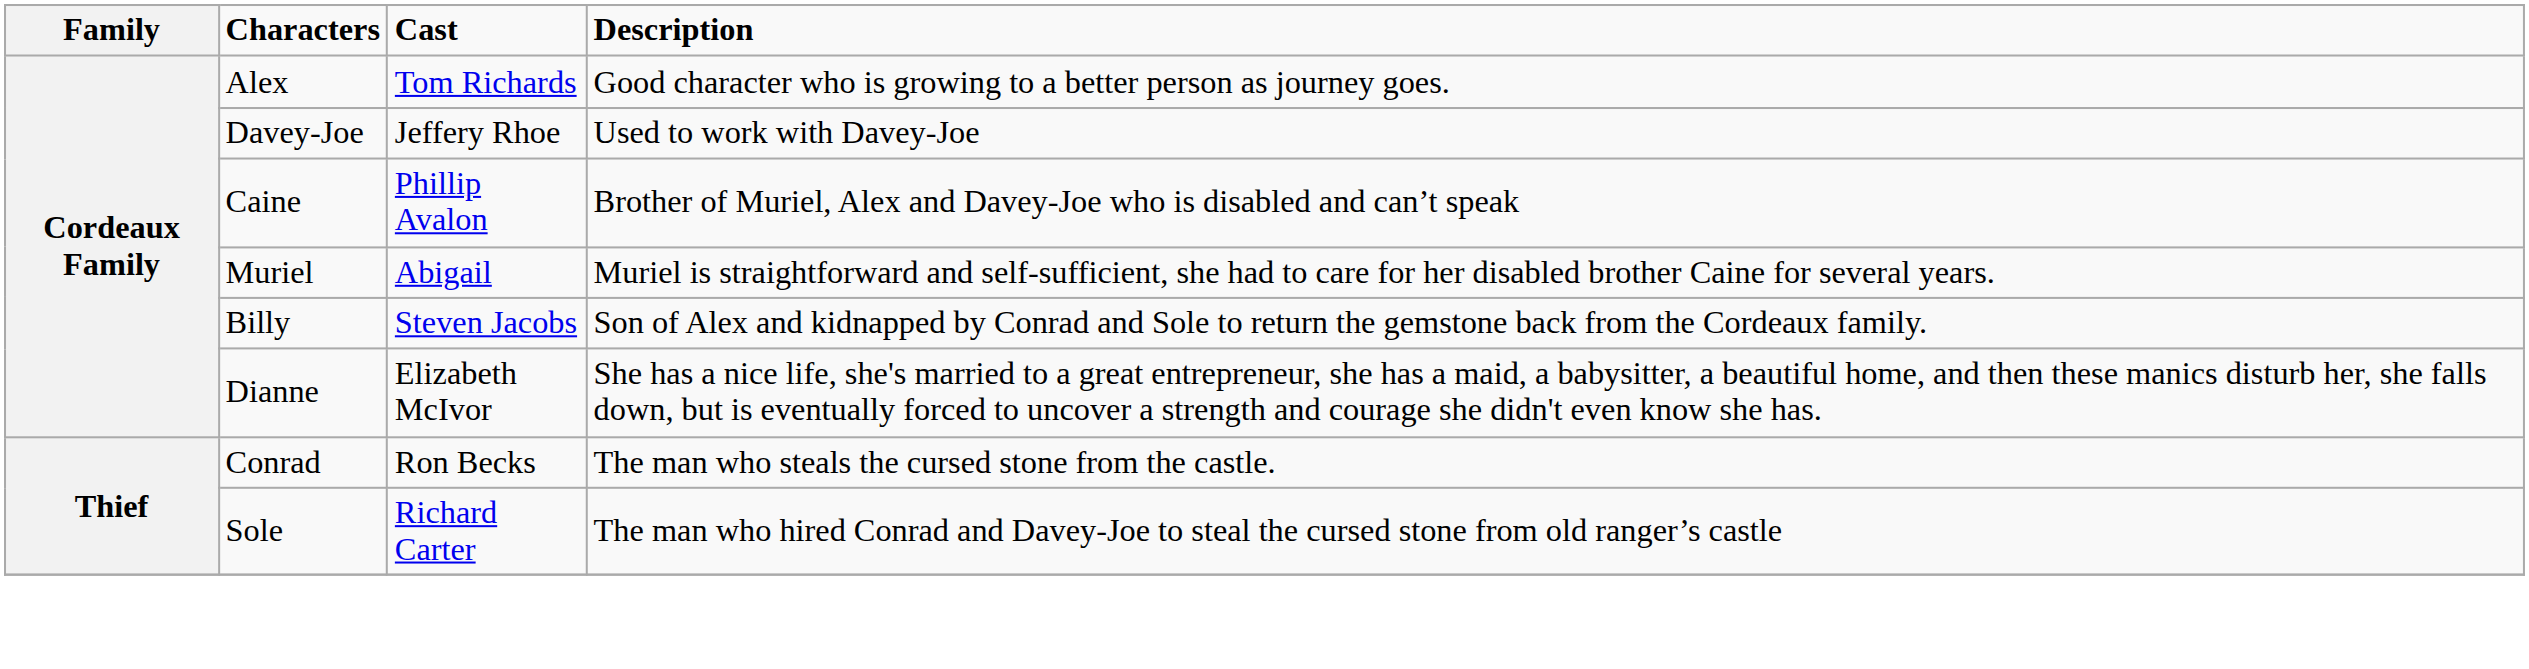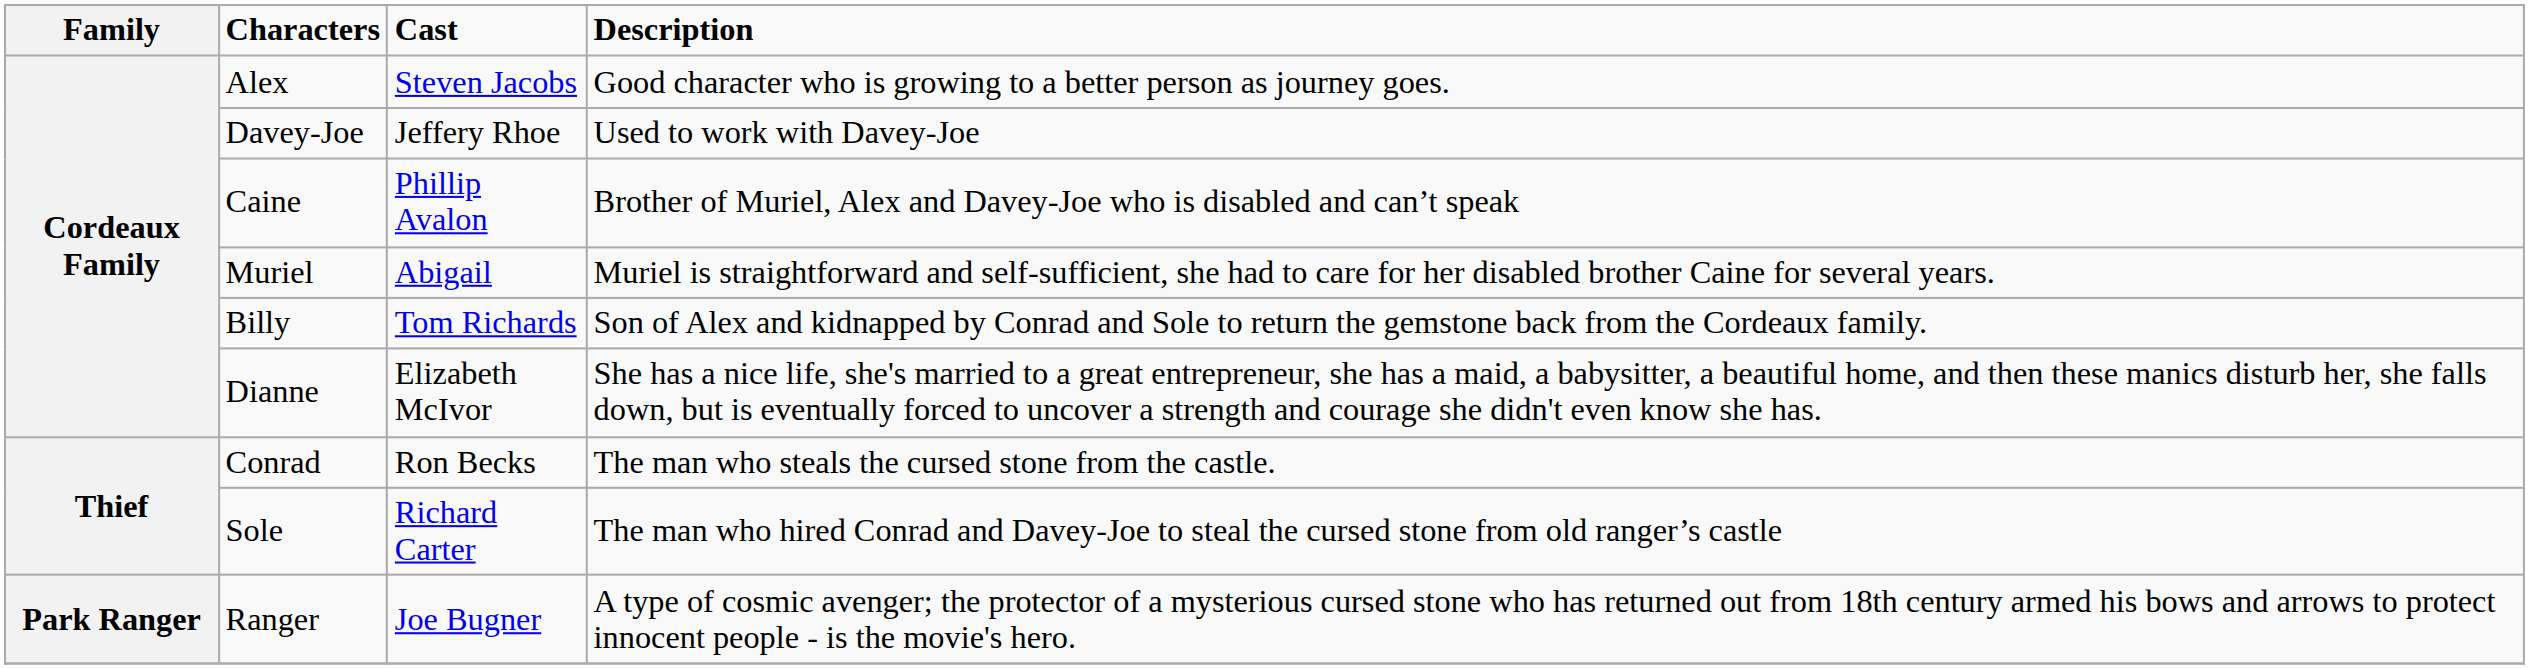(486, 81) Tom Richards -> (486, 81) Steven Jacobs
(486, 322) Steven Jacobs -> (486, 322) Tom Richards
+ row: (272, 618)
